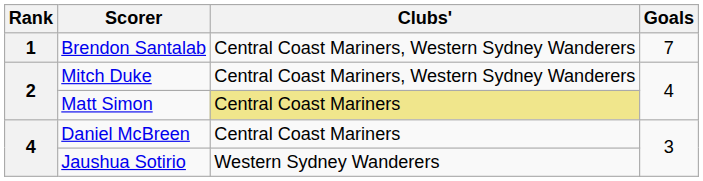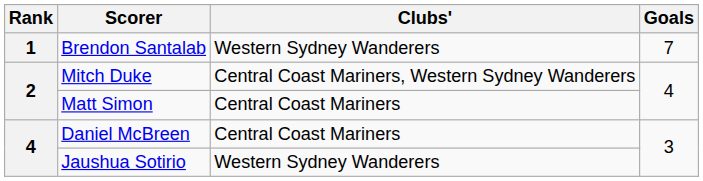(425, 47) Central Coast Mariners, Western Sydney Wanderers -> (327, 47) Western Sydney Wanderers
(307, 104) khaki background -> (307, 104) no background
